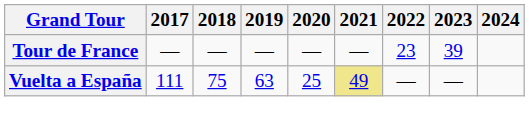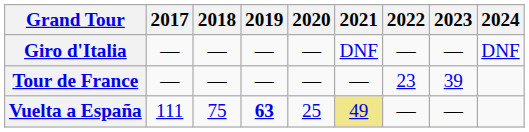+ row: (75, 50)
(264, 80) normal -> (264, 111) bold
